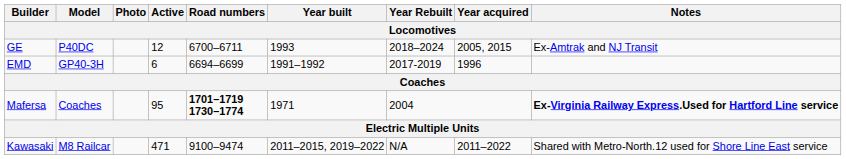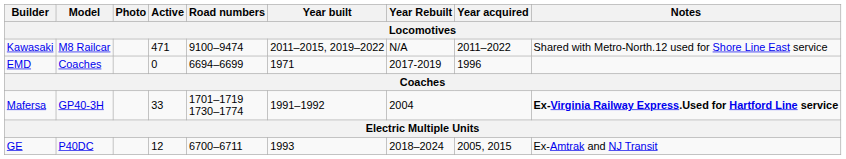rows swapped: (15, 47) <-> (30, 146)
(81, 64) GP40-3H -> (80, 64) Coaches
(154, 64) 6 -> (154, 64) 0
(297, 64) 1991–1992 -> (282, 64) 1971
(80, 105) Coaches -> (81, 105) GP40-3H
(157, 105) 95 -> (157, 105) 33
(216, 105) bold -> (216, 105) normal
(282, 105) 1971 -> (297, 105) 1991–1992
